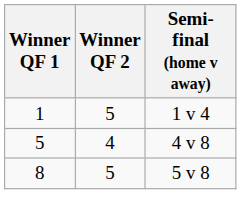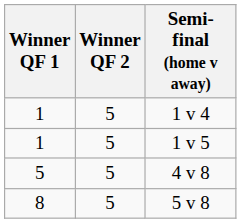+ row: (191, 143)
(110, 143) 4 -> (110, 173) 5
